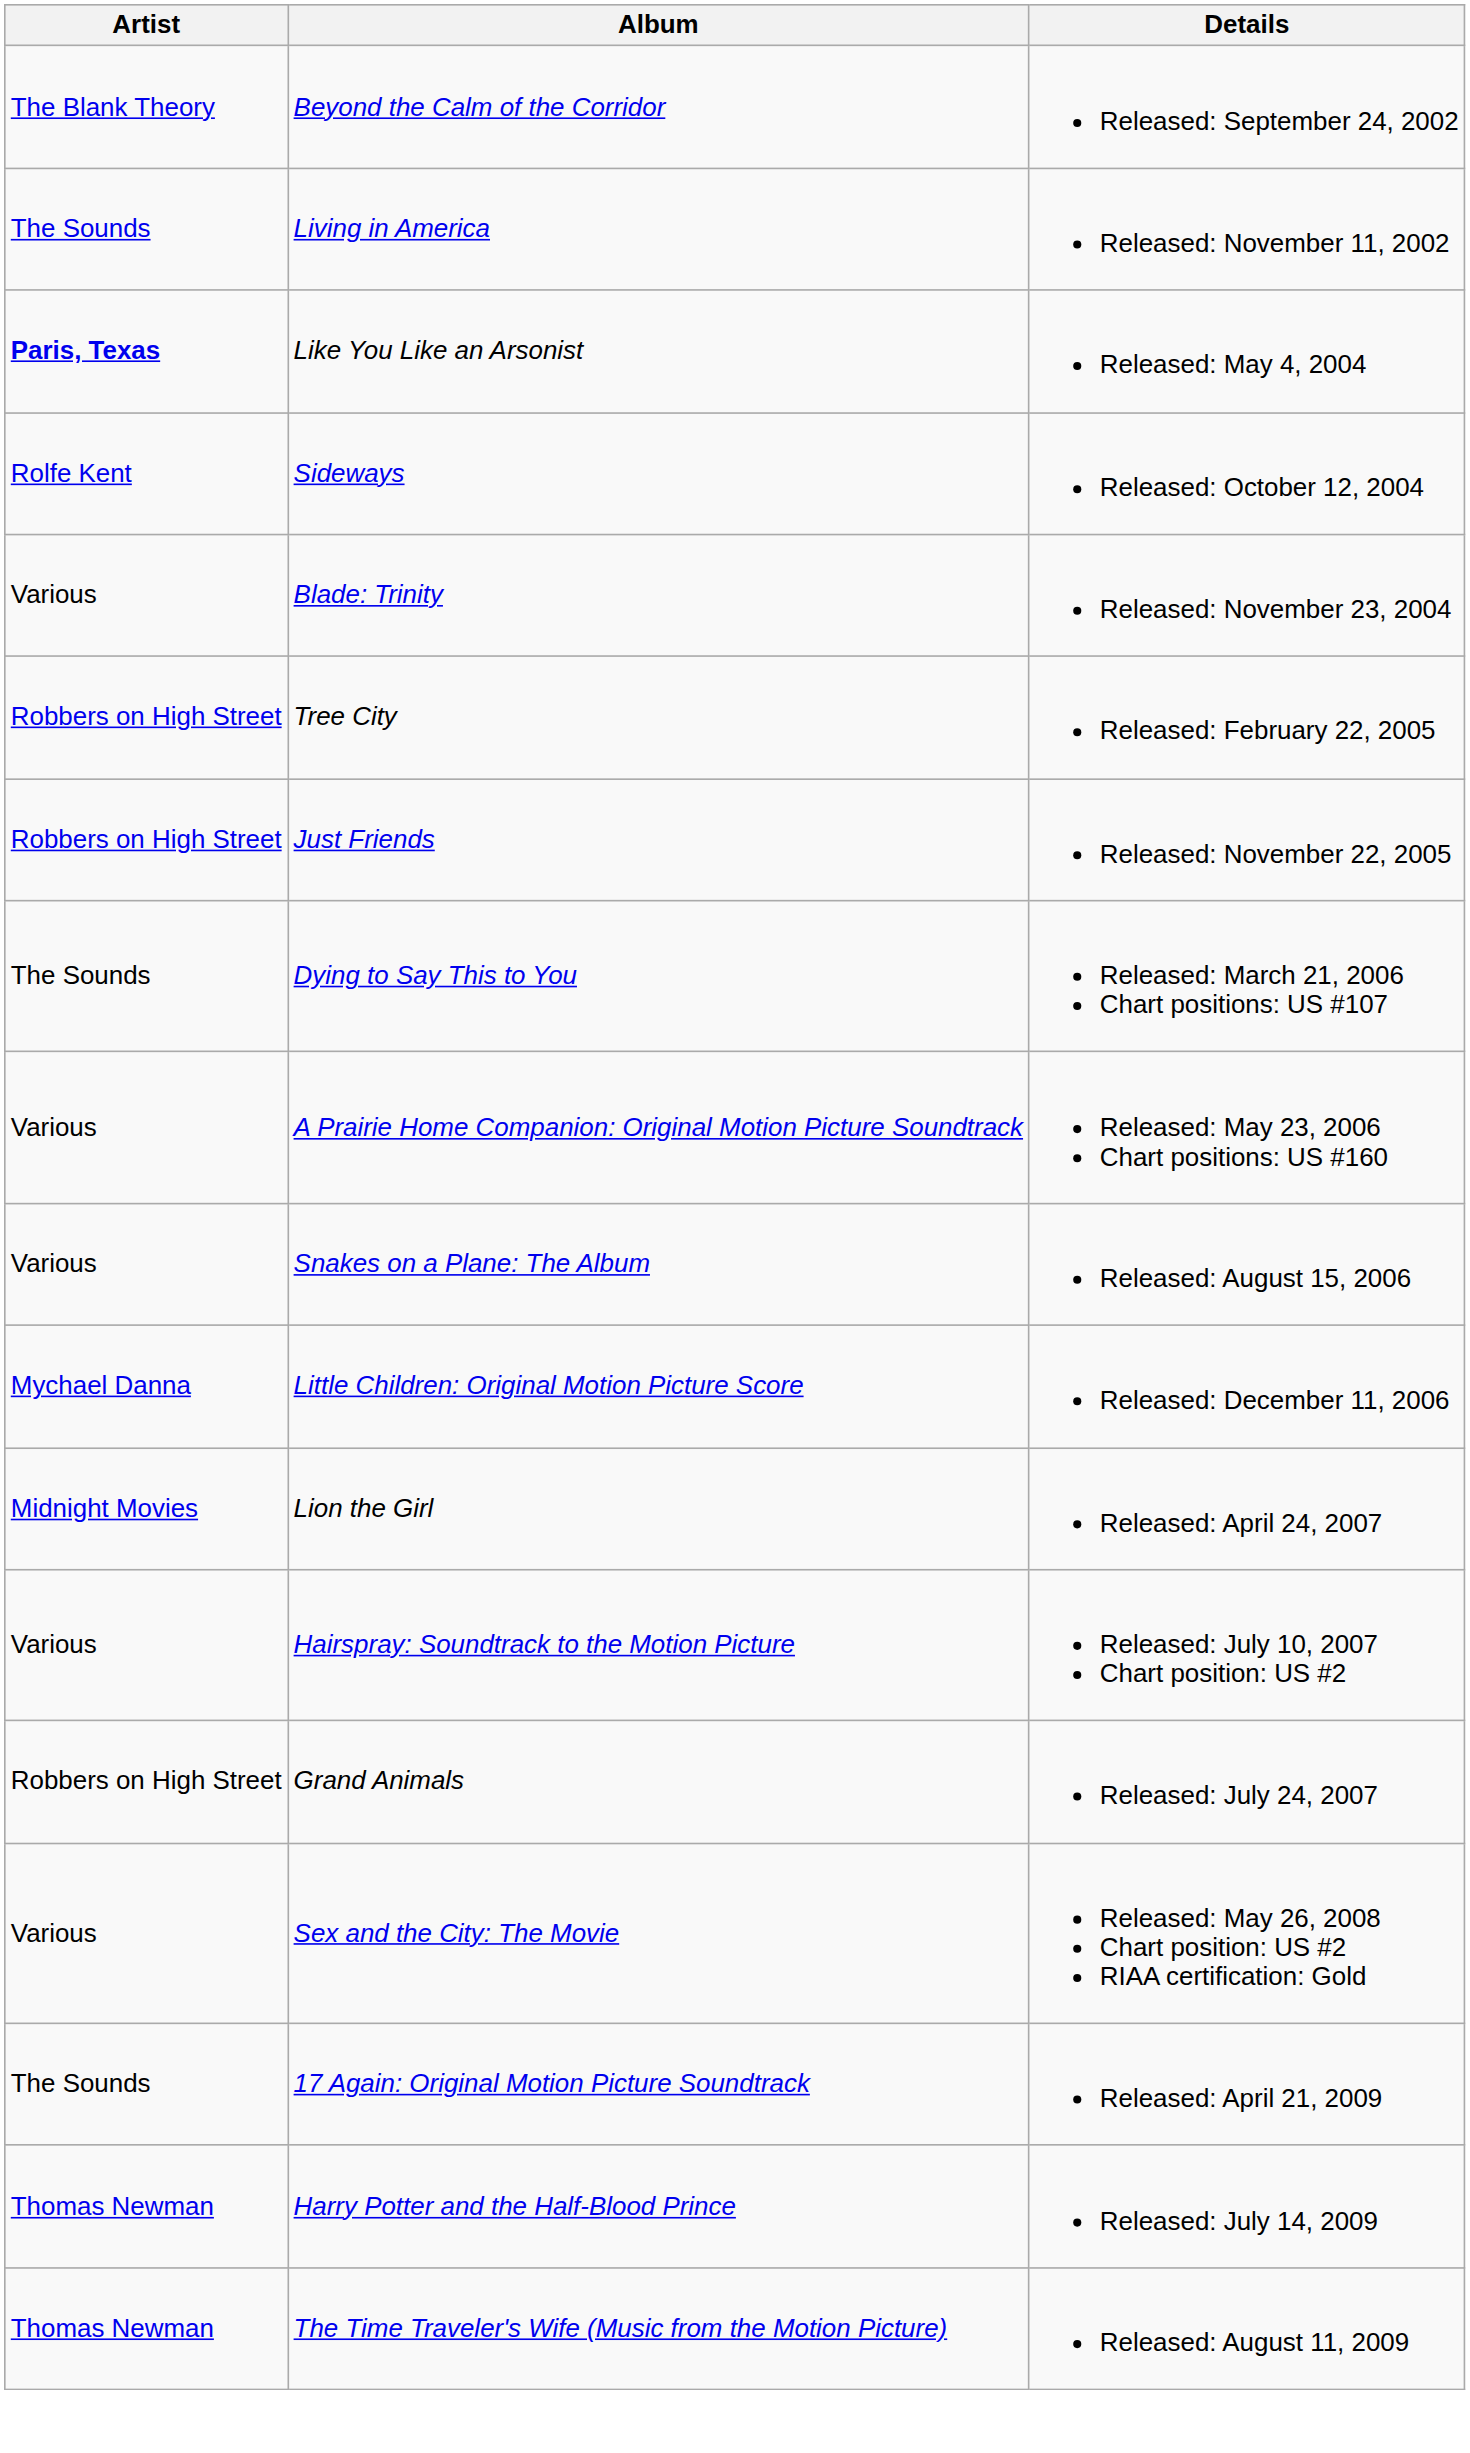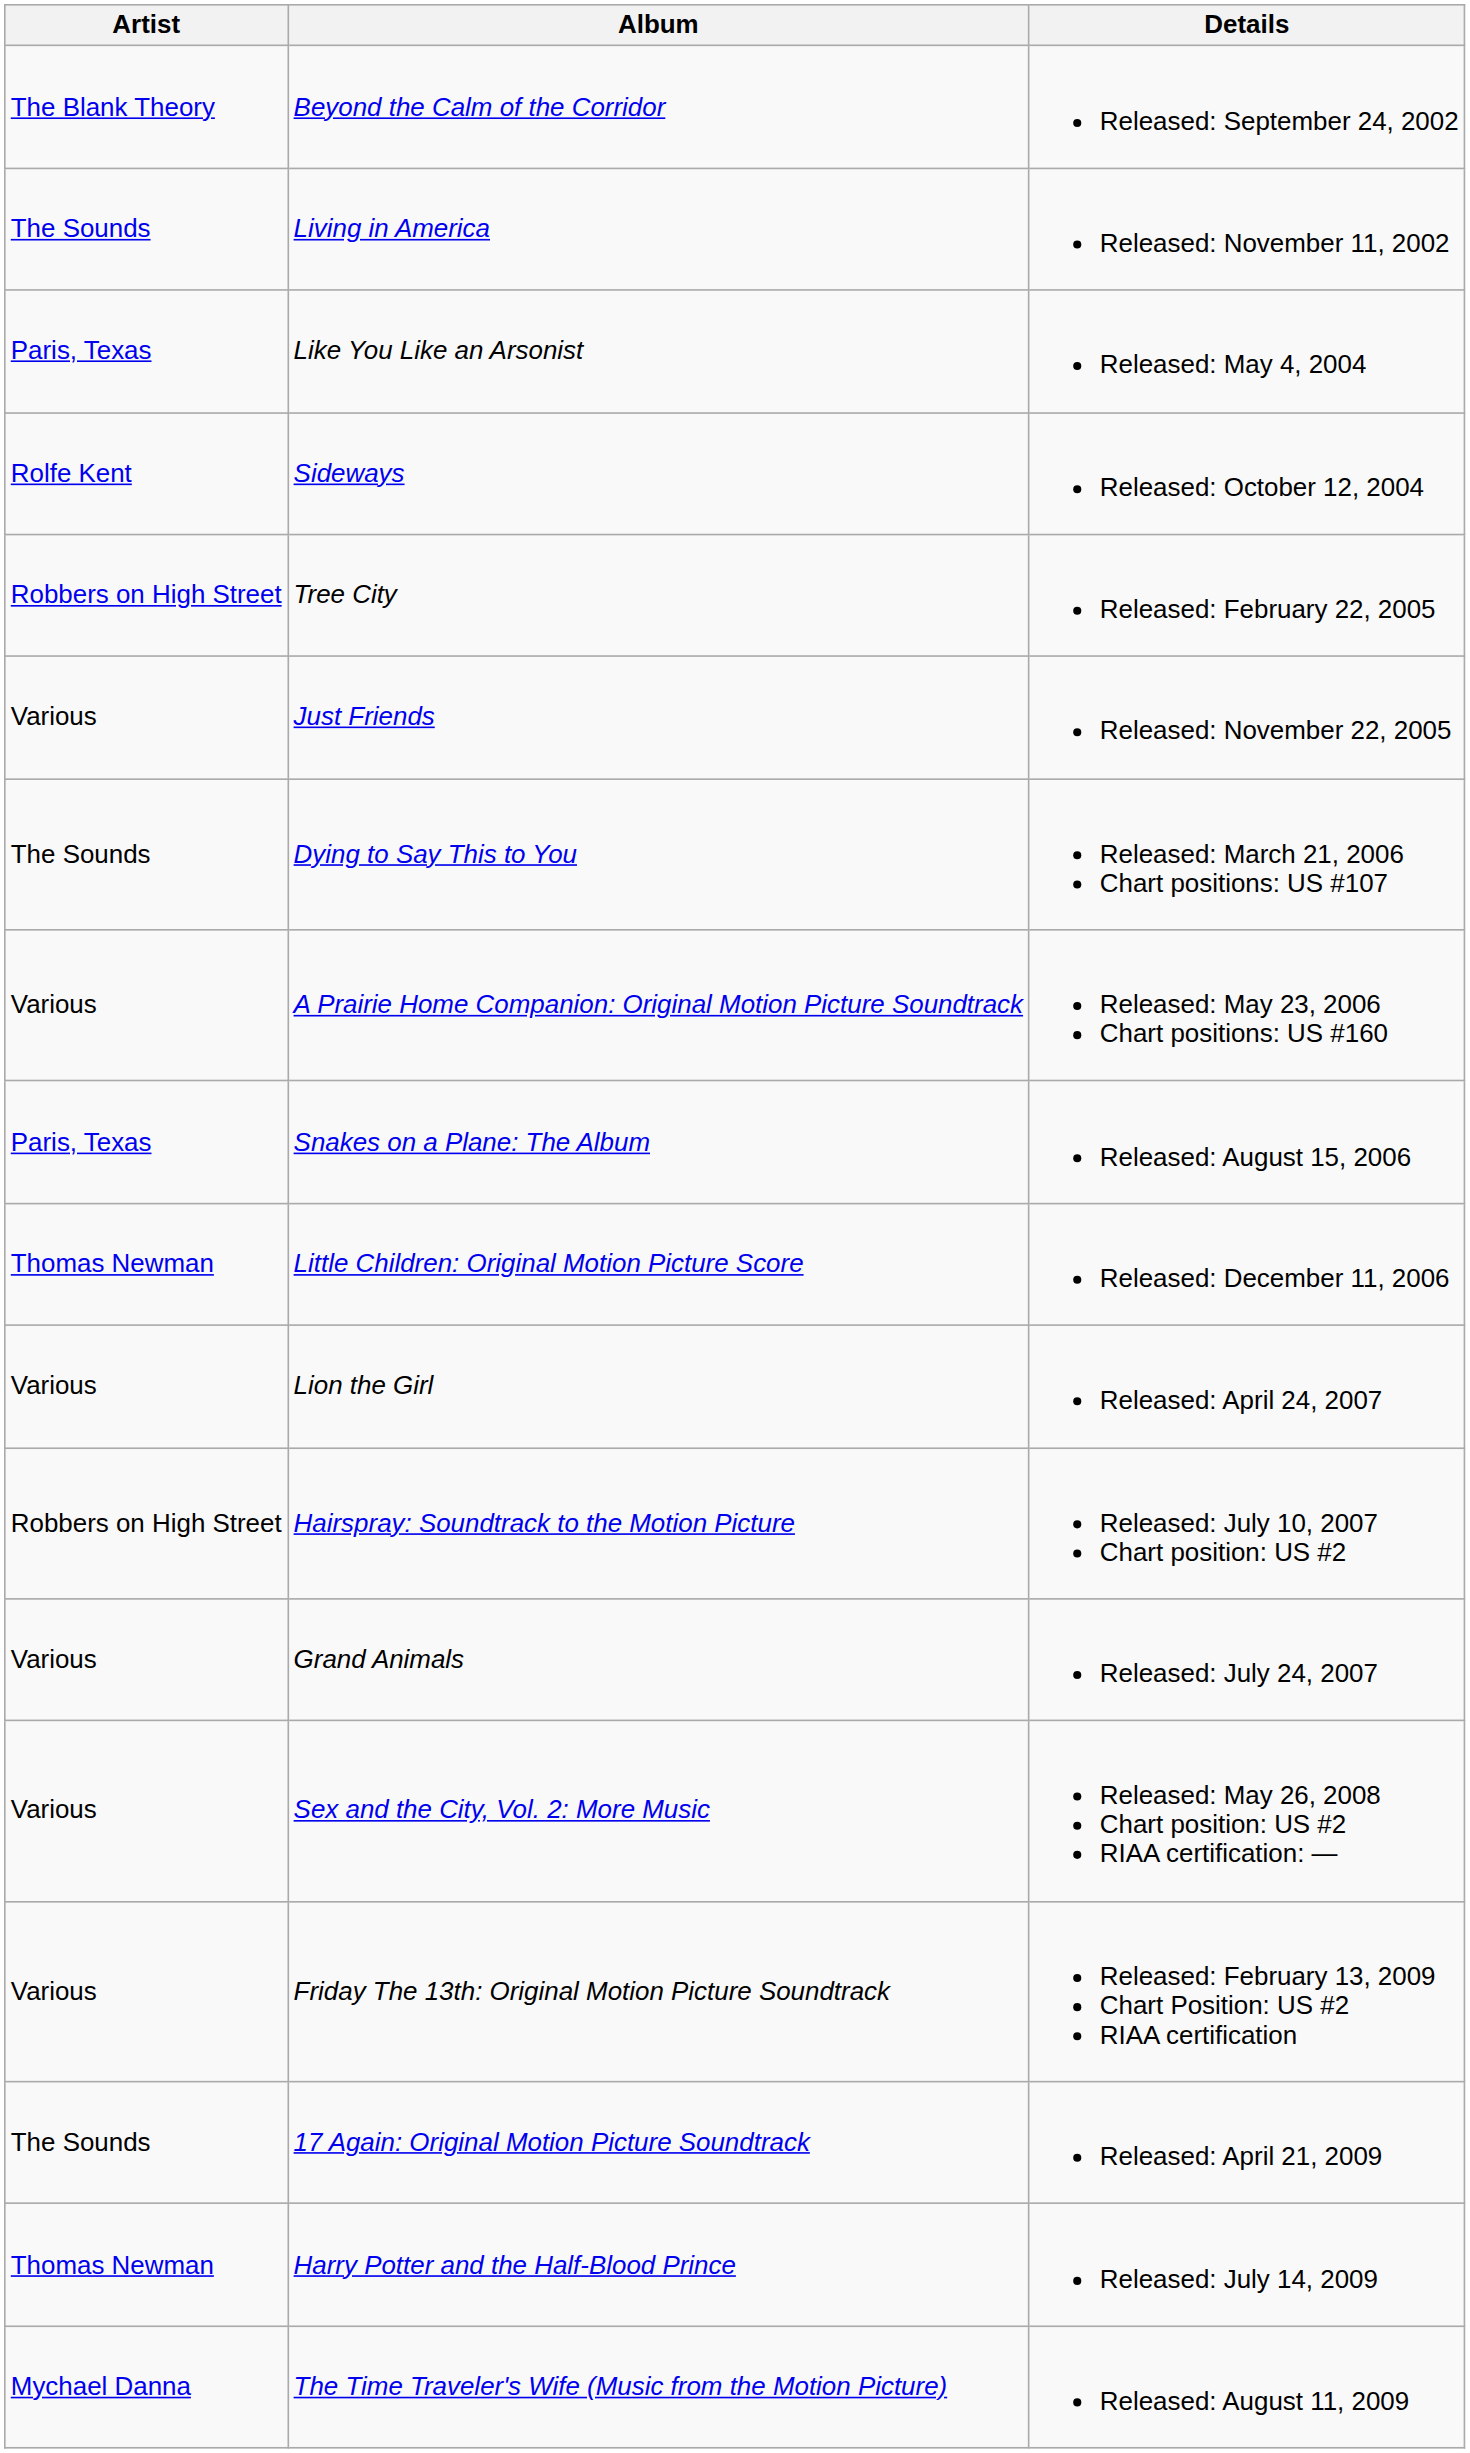(85, 350) bold -> (81, 350) normal
- row: (368, 595)
(146, 839) Robbers on High Street -> (54, 717) Various
(54, 1263) Various -> (81, 1141) Paris, Texas
(101, 1386) Mychael Danna -> (112, 1263) Thomas Newman
(104, 1508) Midnight Movies -> (54, 1386) Various
(54, 1644) Various -> (146, 1522) Robbers on High Street
(146, 1781) Robbers on High Street -> (54, 1659) Various
- row: (456, 1932)
+ row: (502, 1810)
+ row: (592, 1991)
(112, 2328) Thomas Newman -> (101, 2386) Mychael Danna
